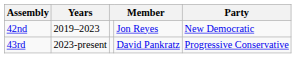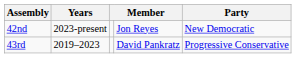(77, 28) 2019–2023 -> (80, 28) 2023-present
(80, 45) 2023-present -> (77, 45) 2019–2023
